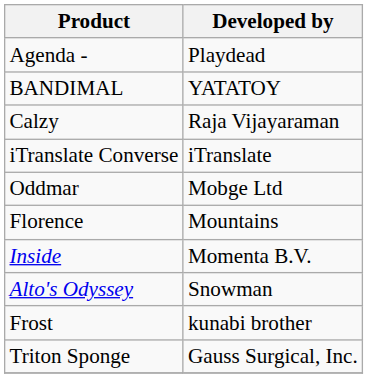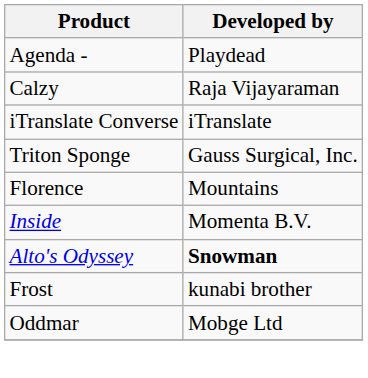- row: (66, 88)
rows swapped: (70, 356) <-> (44, 188)
(230, 289) normal -> (233, 255) bold
